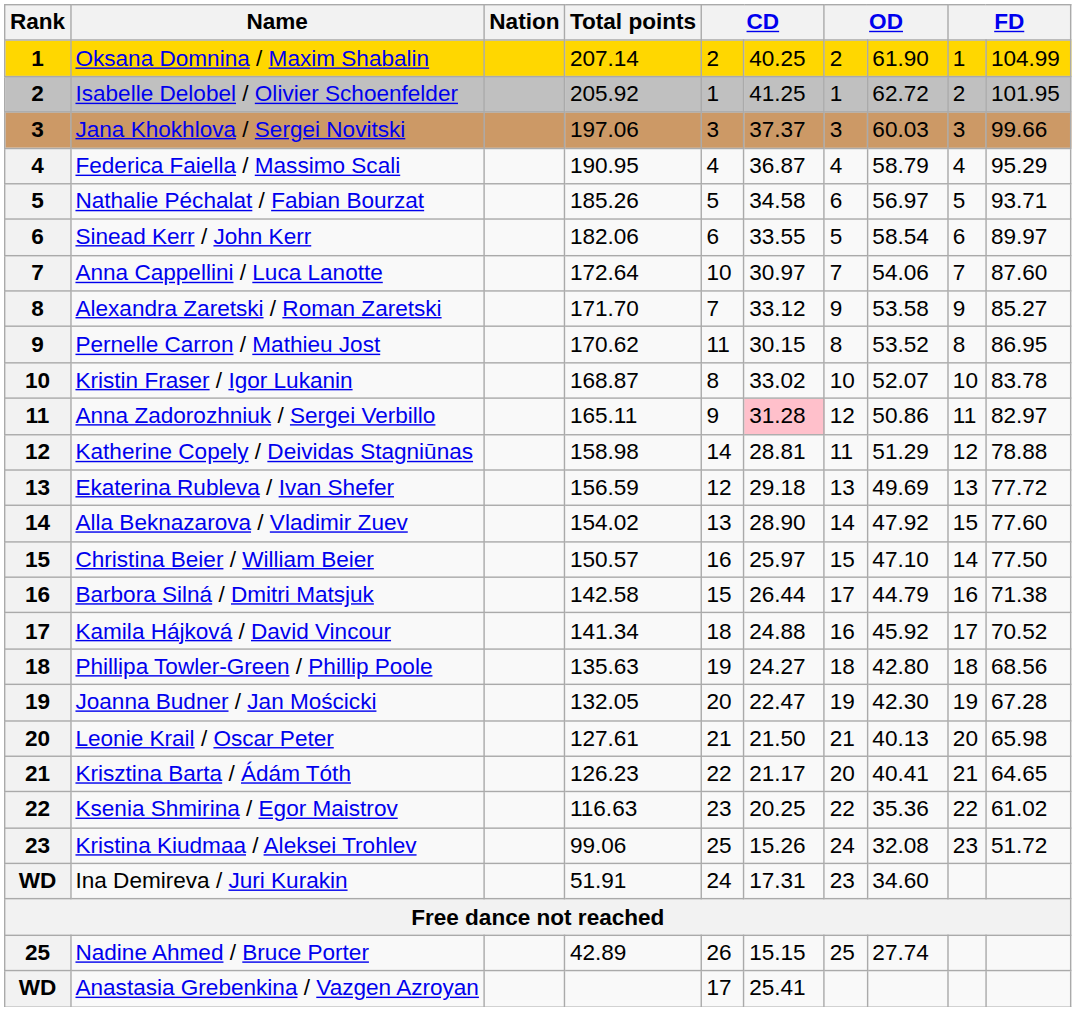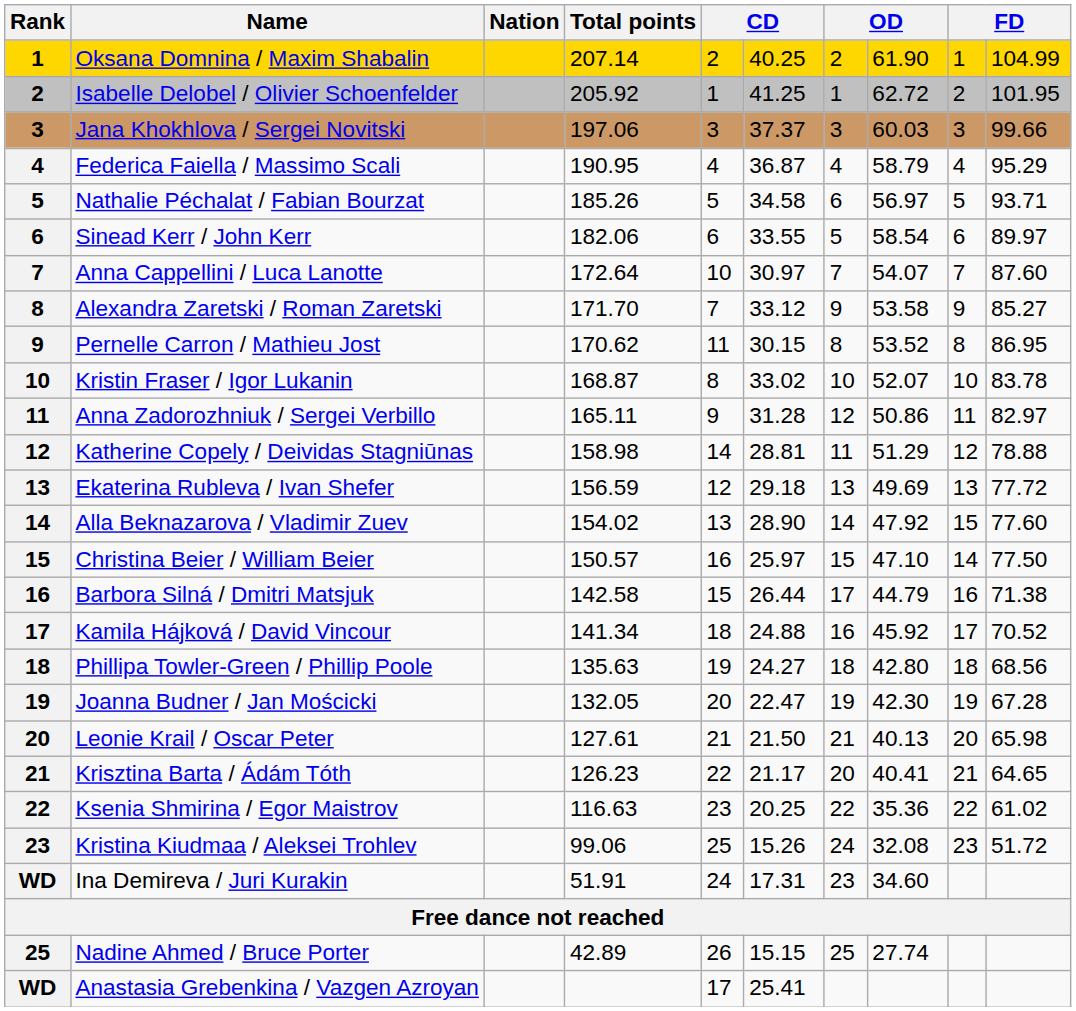(901, 272) 54.06 -> (901, 272) 54.07
(777, 415) pink background -> (777, 415) no background
